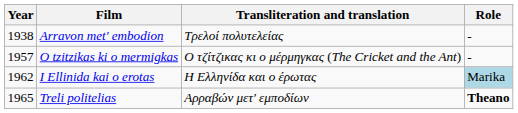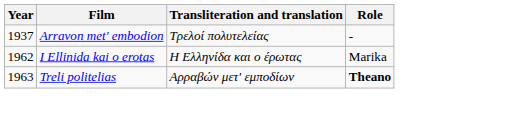(21, 35) 1938 -> (21, 35) 1937
- row: (109, 56)
(486, 77) lightblue background -> (368, 56) no background
(21, 98) 1965 -> (21, 77) 1963
